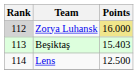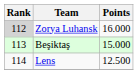(116, 28) khaki background -> (116, 28) no background
(116, 45) 15.403 -> (116, 45) 15.000
